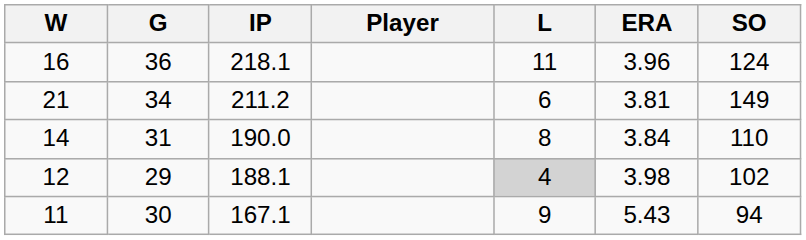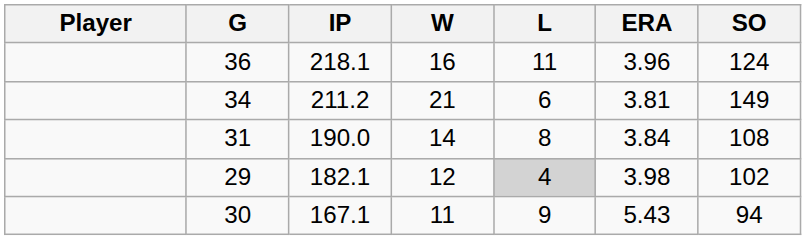columns swapped: (403, 23) <-> (56, 23)
(749, 138) 110 -> (749, 138) 108
(260, 176) 188.1 -> (340, 176) 182.1
